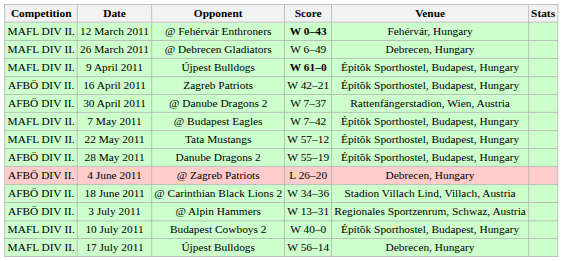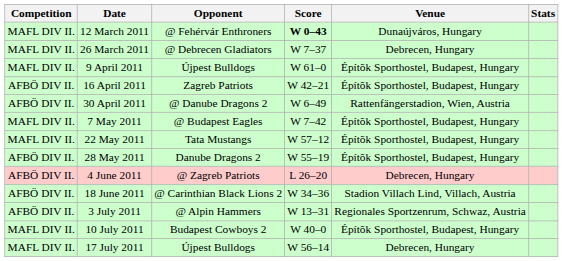(430, 31) Fehérvár, Hungary -> (430, 31) Dunaújváros, Hungary
(308, 49) W 6–49 -> (308, 49) W 7–37
(308, 67) bold -> (308, 67) normal
(308, 103) W 7–37 -> (308, 103) W 6–49
